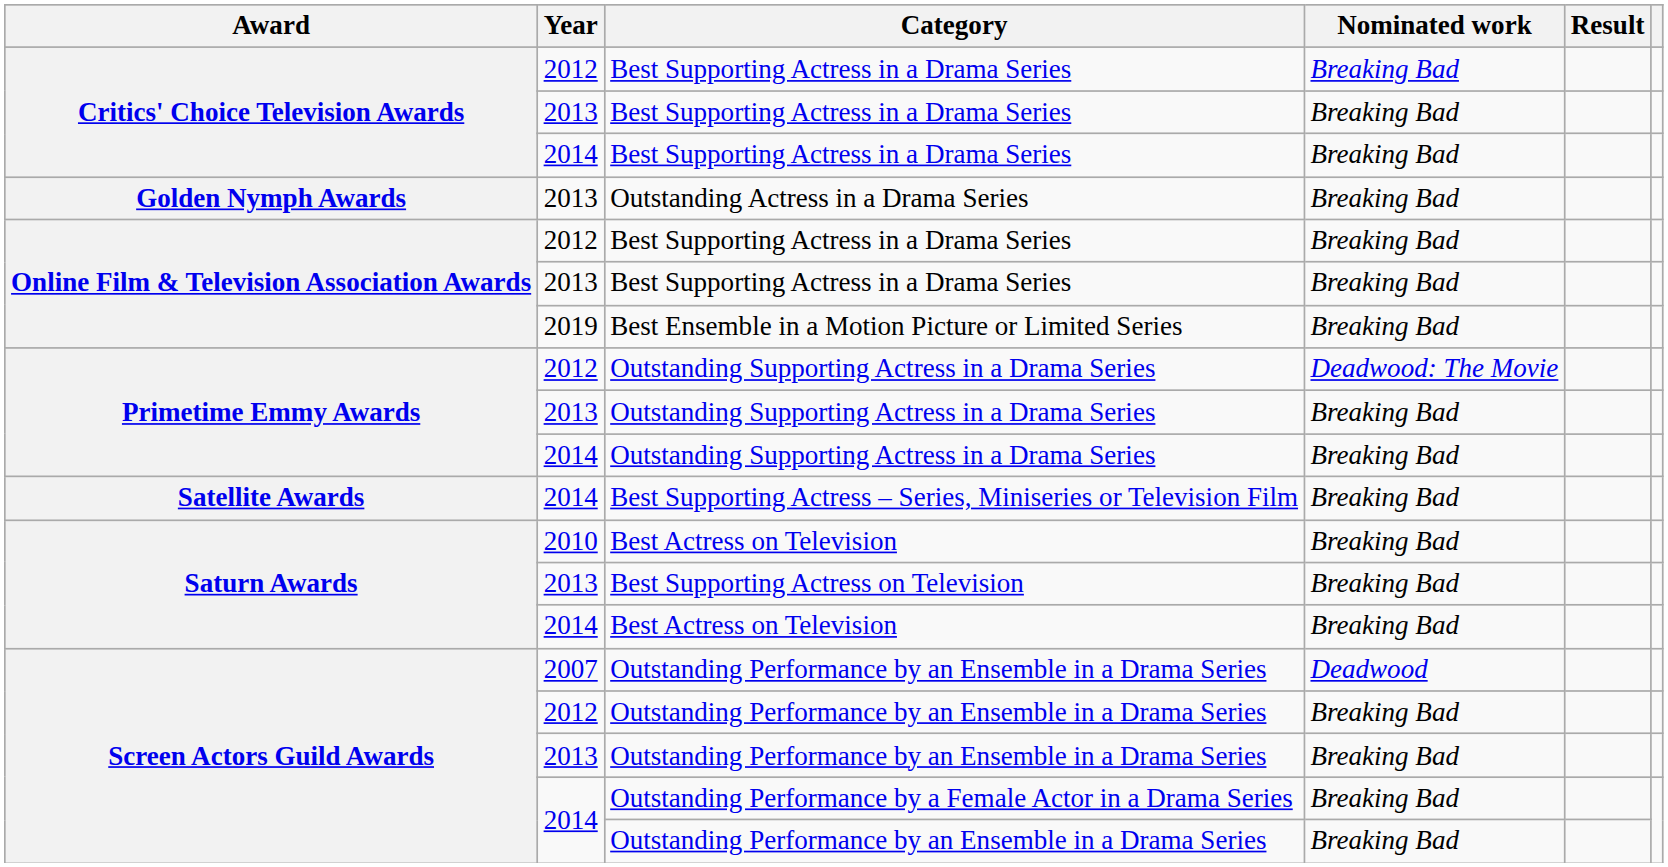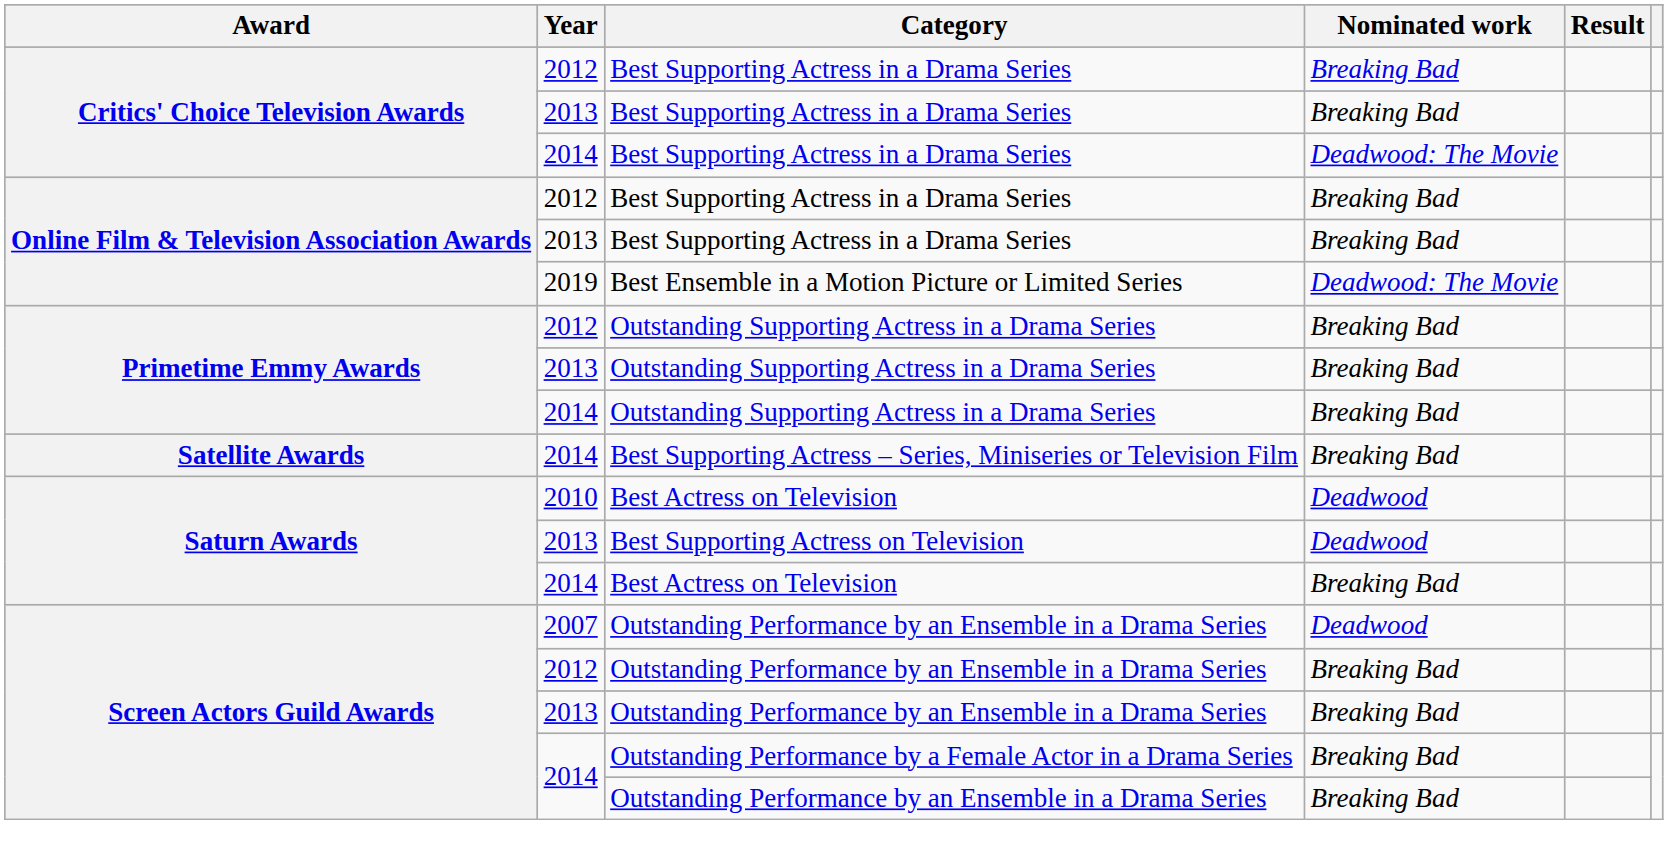(1385, 154) Breaking Bad -> (1434, 154) Deadwood: The Movie
- row: (571, 197)
(1385, 326) Breaking Bad -> (1434, 283) Deadwood: The Movie
(1434, 369) Deadwood: The Movie -> (1385, 326) Breaking Bad
(1385, 540) Breaking Bad -> (1369, 497) Deadwood
(1385, 583) Breaking Bad -> (1369, 540) Deadwood
